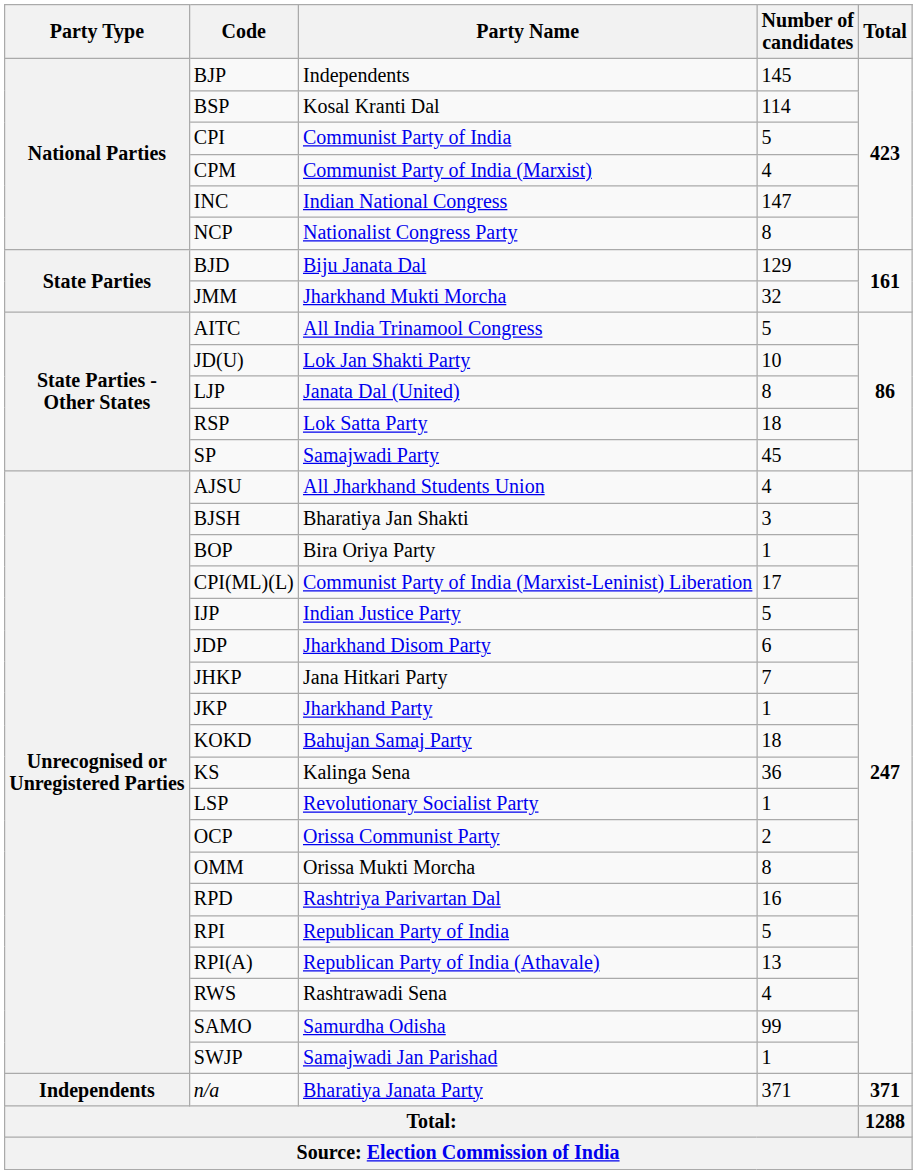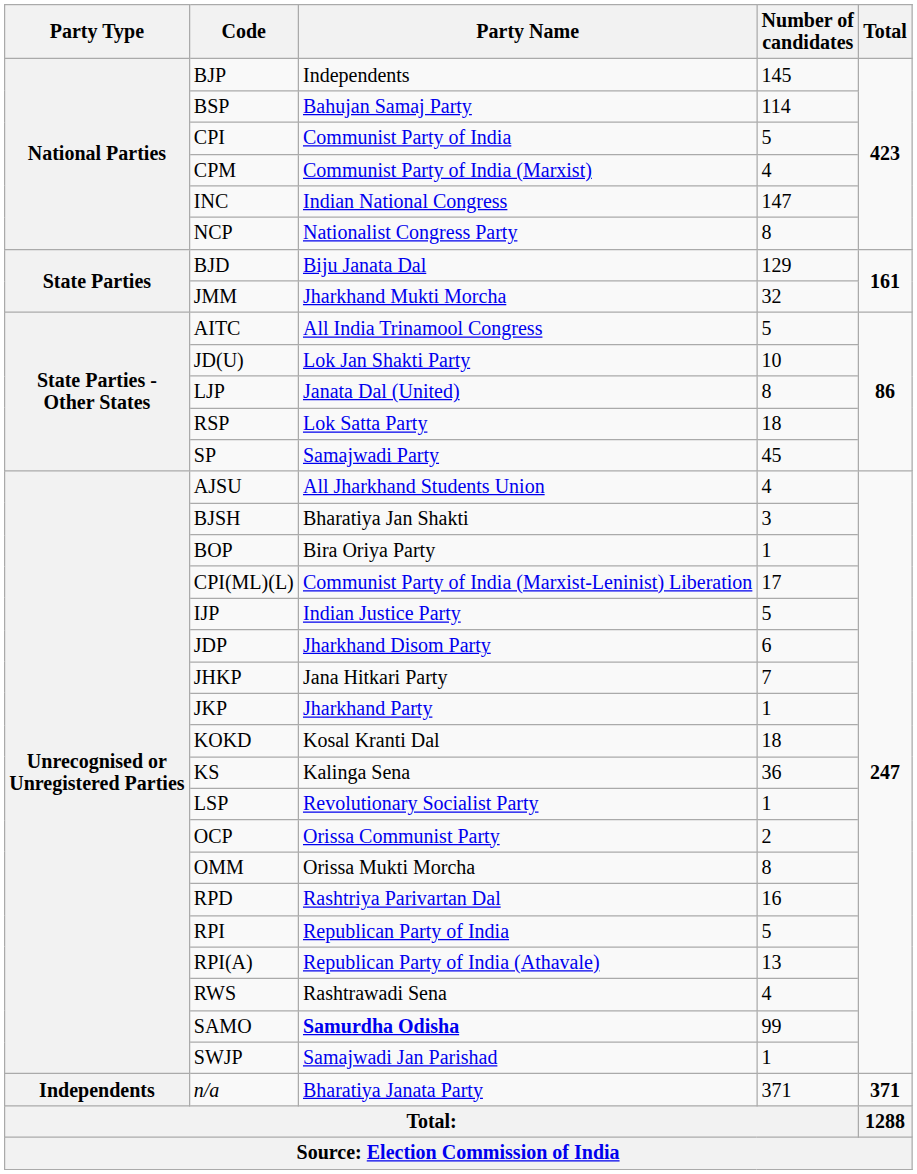(371, 106) Kosal Kranti Dal -> (387, 106) Bahujan Samaj Party
(387, 740) Bahujan Samaj Party -> (371, 740) Kosal Kranti Dal
(374, 1026) normal -> (381, 1026) bold
